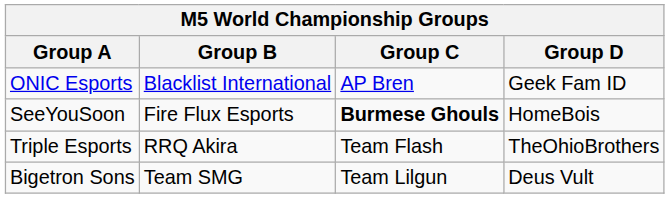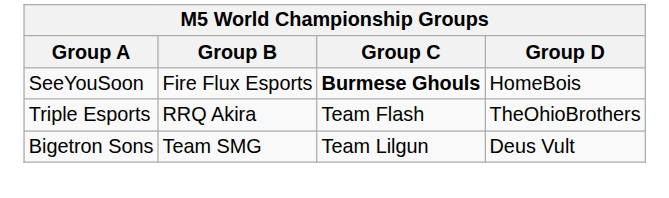- row: (71, 83)
